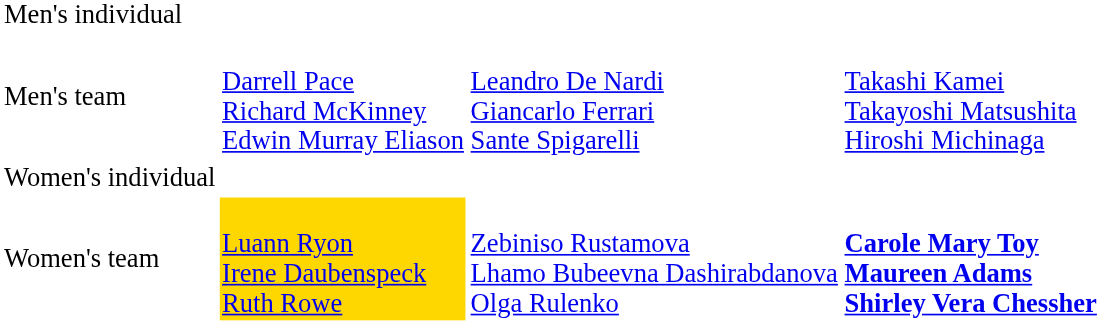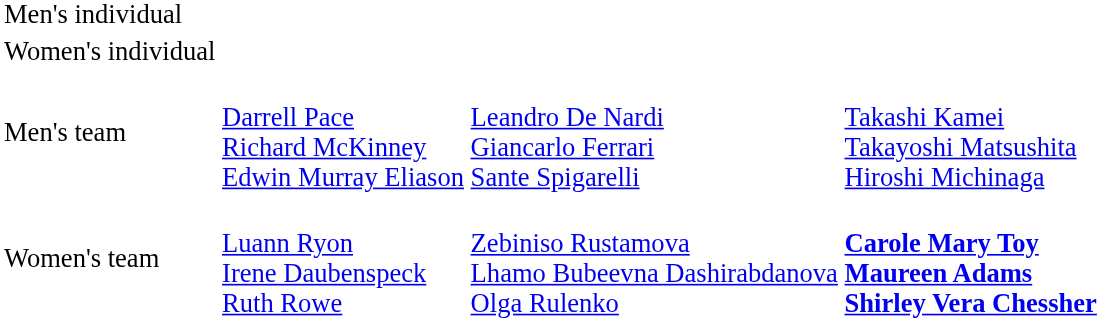rows swapped: (110, 177) <-> (65, 95)
(324, 273) gold background -> (324, 273) no background
